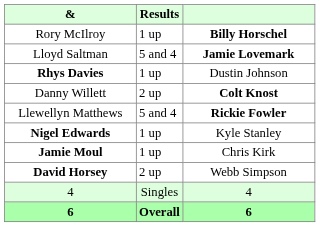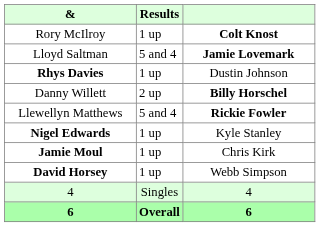(249, 34) Billy Horschel -> (249, 34) Colt Knost
(249, 93) Colt Knost -> (249, 93) Billy Horschel
(150, 172) 2 up -> (150, 172) 1 up
